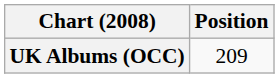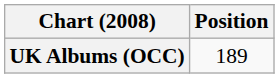(232, 55) 209 -> (232, 55) 189
